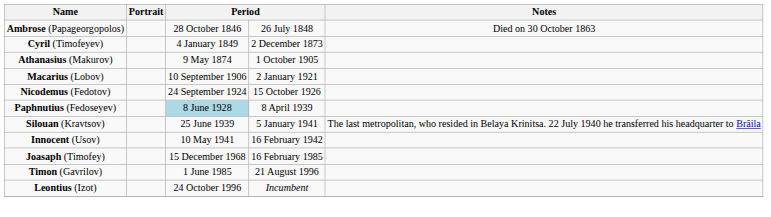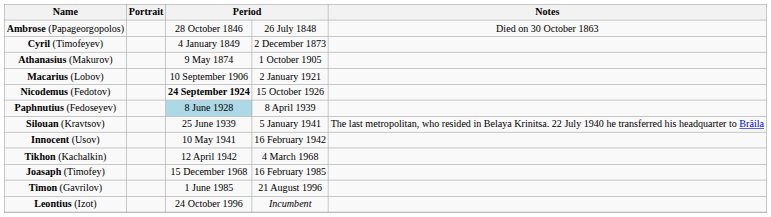(207, 92) normal -> (209, 92) bold
+ row: (65, 156)
